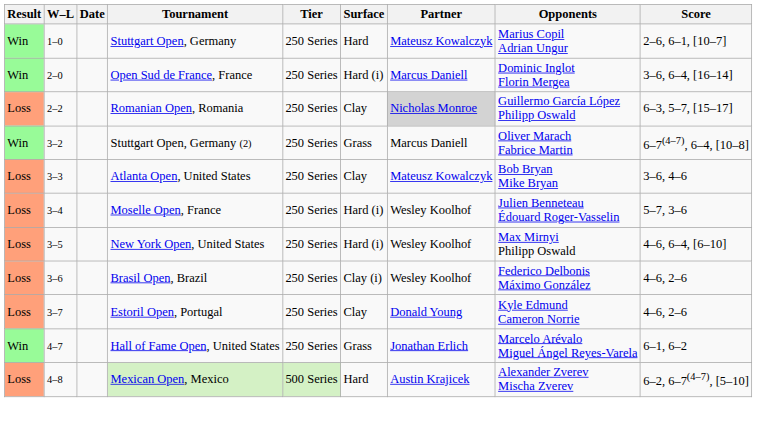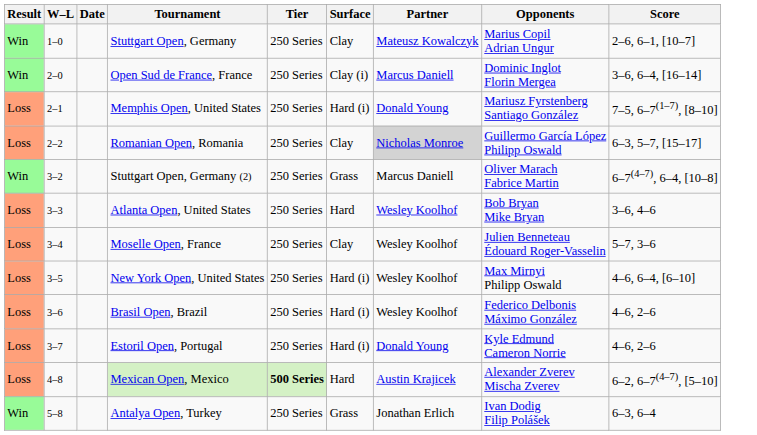(356, 41) Hard -> (341, 41) Clay
(363, 75) Hard (i) -> (349, 75) Clay (i)
+ row: (186, 108)
(355, 176) Clay -> (342, 210) Hard
(441, 176) Mateusz Kowalczyk -> (417, 210) Wesley Koolhof
(363, 210) Hard (i) -> (341, 244) Clay
(363, 278) Clay (i) -> (350, 311) Hard (i)
(355, 311) Clay -> (350, 345) Hard (i)
- row: (195, 345)
(312, 379) normal -> (297, 379) bold
+ row: (166, 413)
